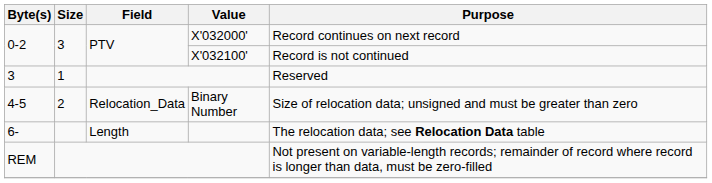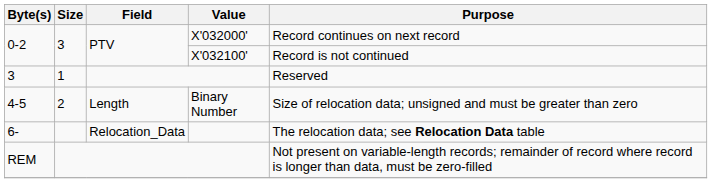(137, 104) Relocation_Data -> (109, 104) Length
(109, 132) Length -> (137, 132) Relocation_Data
